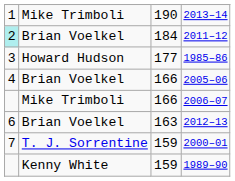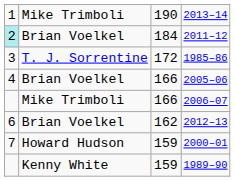(73, 58) Howard Hudson -> (85, 58) T. J. Sorrentine
(166, 58) 177 -> (166, 58) 172
(166, 122) 163 -> (166, 122) 162
(85, 144) T. J. Sorrentine -> (73, 144) Howard Hudson
